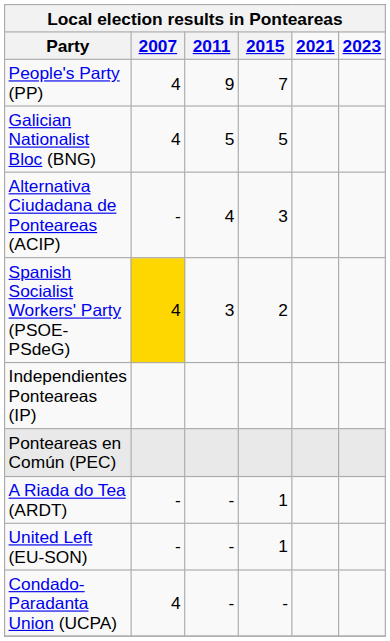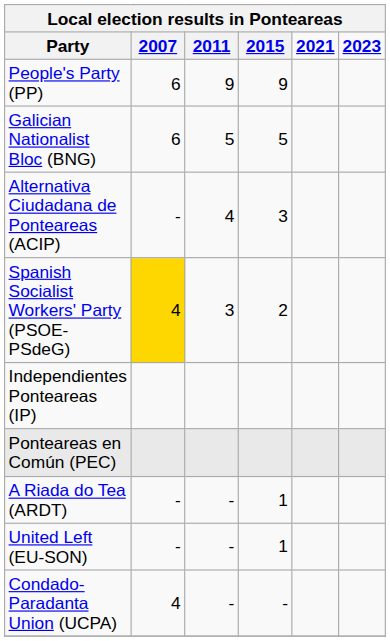(176, 83) 4 -> (176, 83) 6
(283, 83) 7 -> (283, 83) 9
(176, 140) 4 -> (176, 140) 6
